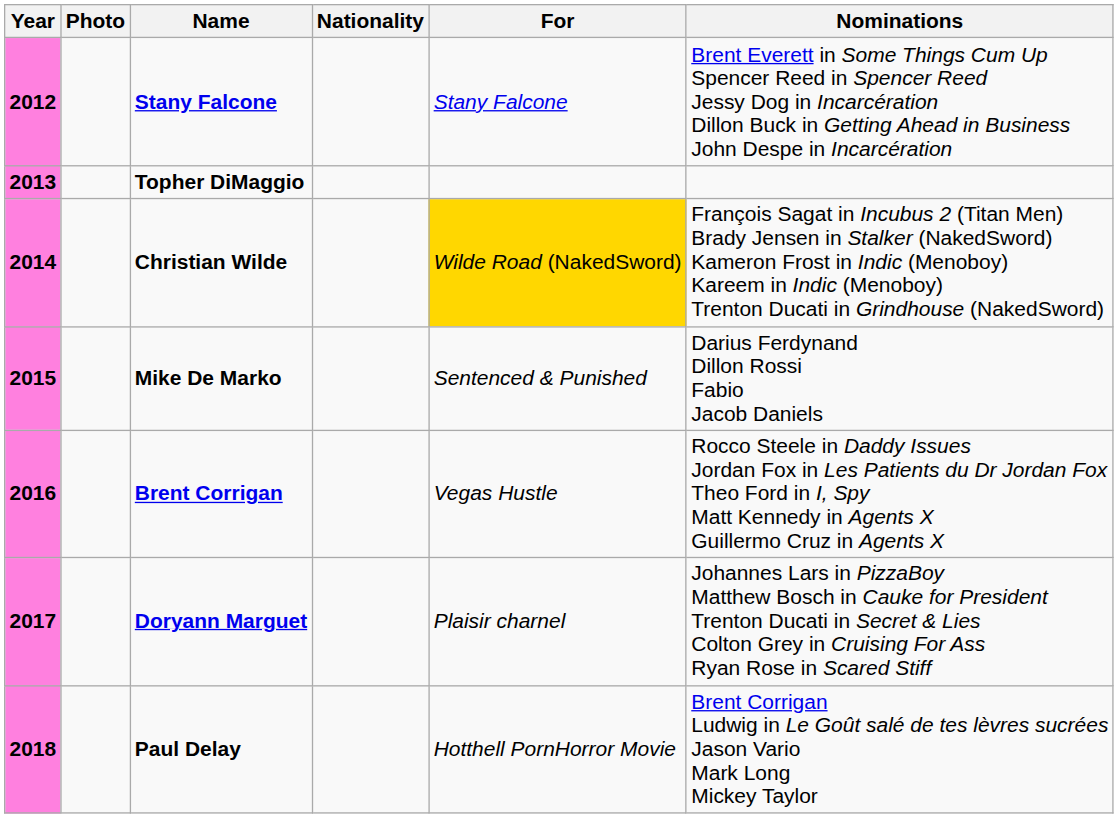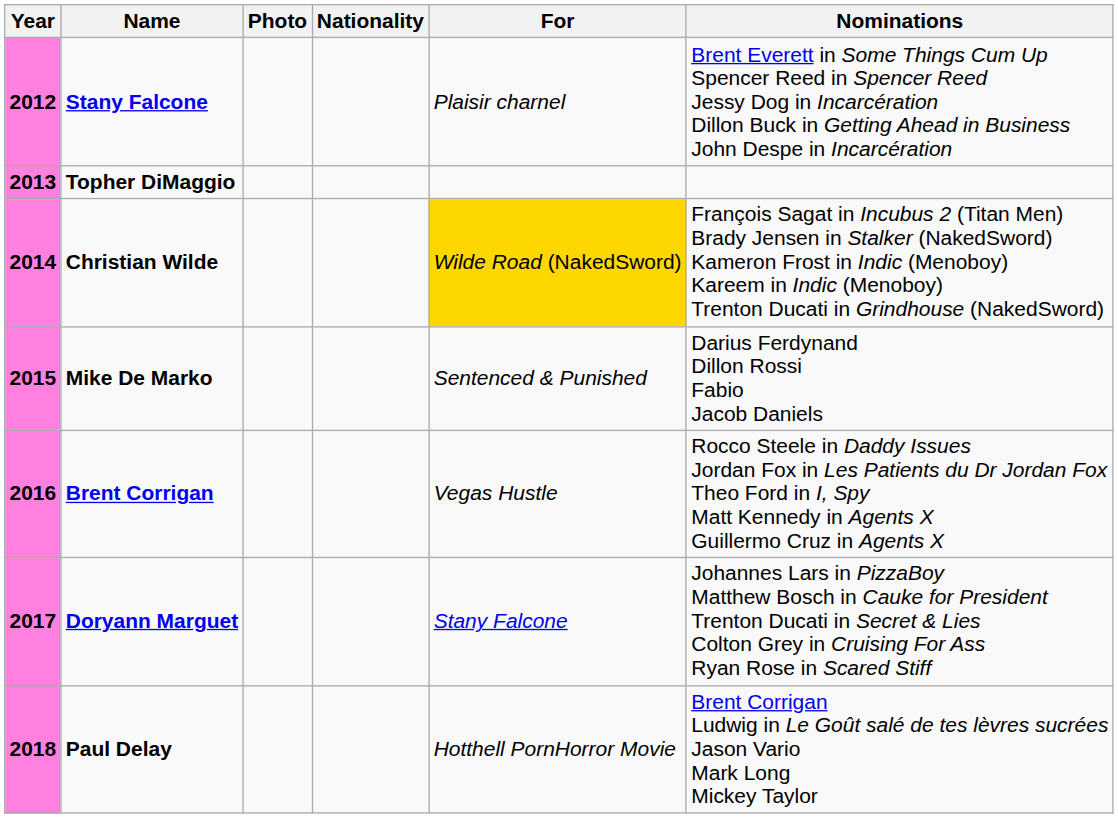columns swapped: (221, 21) <-> (95, 21)
(501, 101) Stany Falcone -> (499, 101) Plaisir charnel
(499, 621) Plaisir charnel -> (501, 621) Stany Falcone
